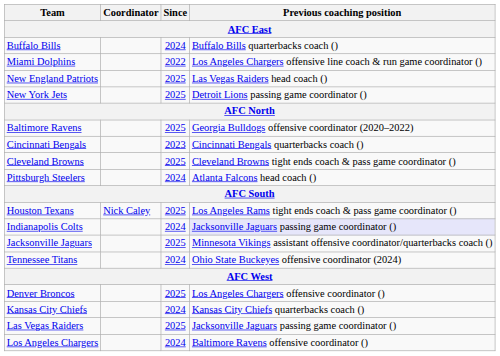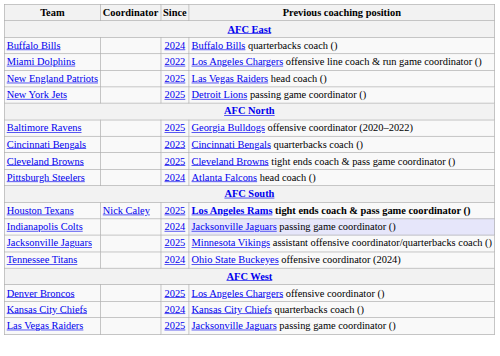(324, 210) normal -> (331, 210) bold
- row: (53, 342)
